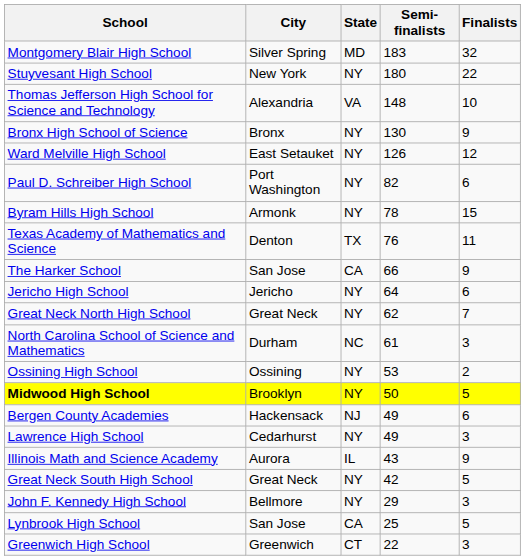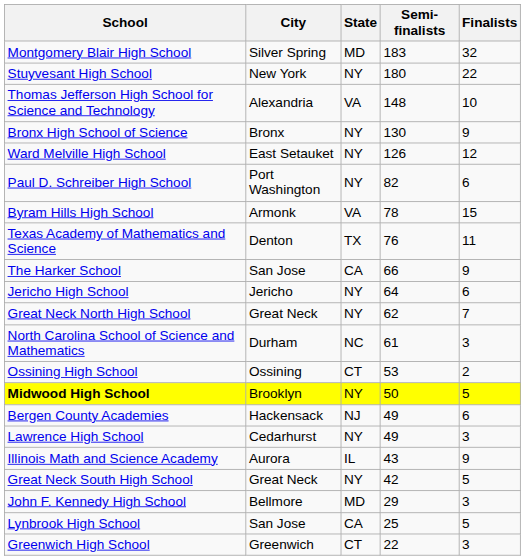(353, 212) NY -> (352, 212) VA
(353, 372) NY -> (353, 372) CT
(353, 501) NY -> (354, 501) MD
